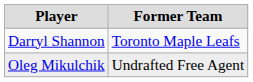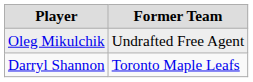rows swapped: (56, 40) <-> (56, 64)
